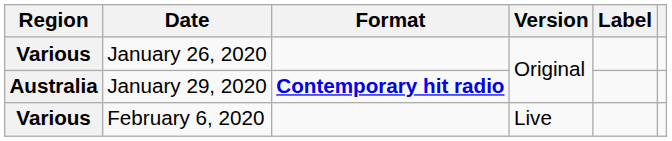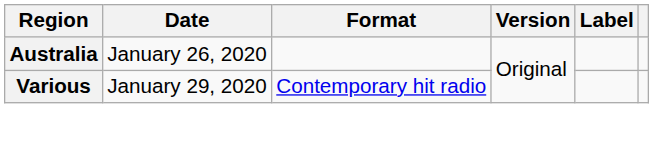(54, 53) Various -> (54, 53) Australia
(54, 86) Australia -> (54, 86) Various
(390, 86) bold -> (381, 86) normal
- row: (186, 119)
